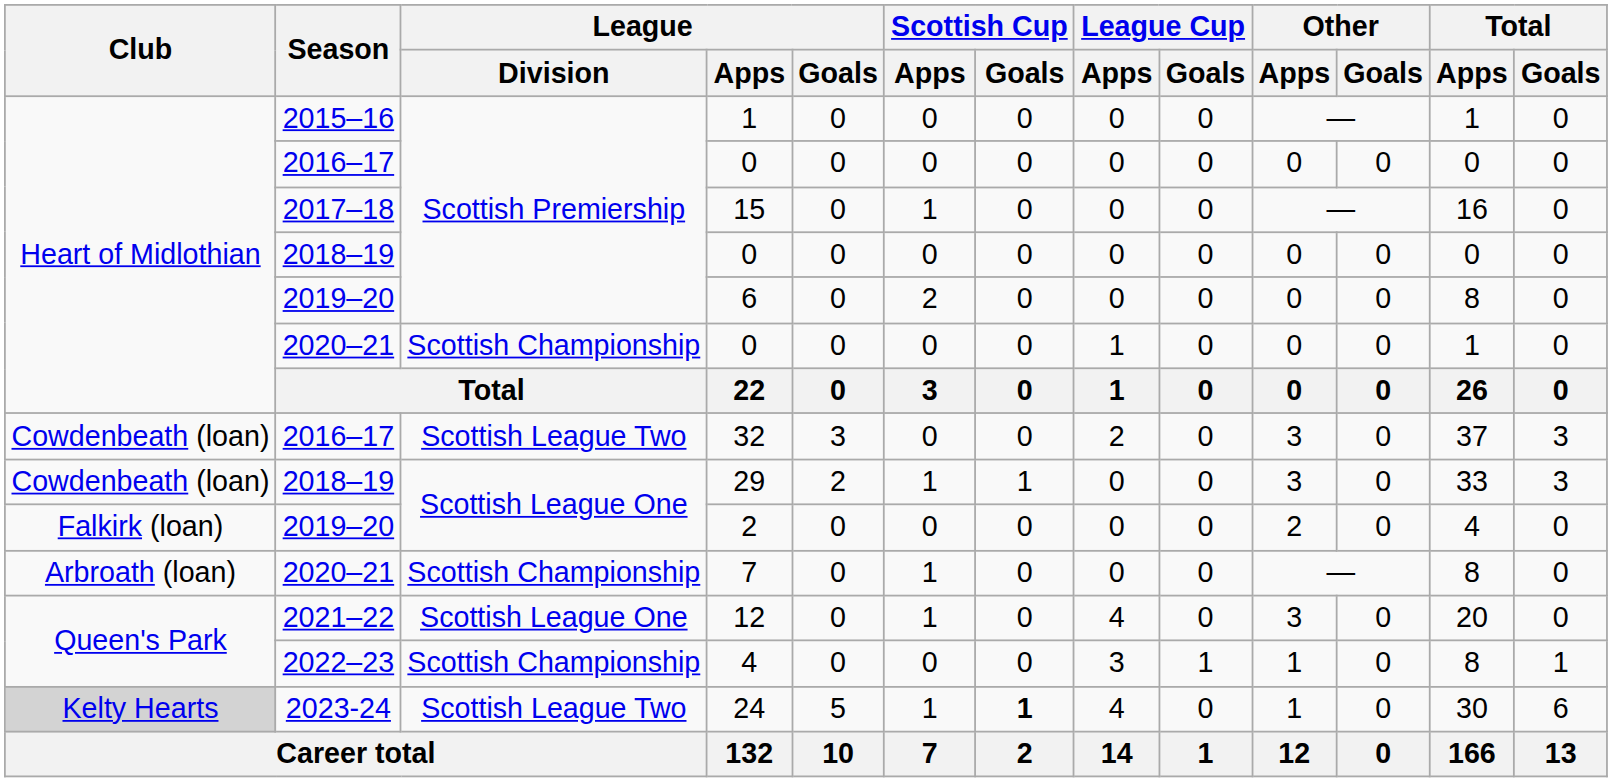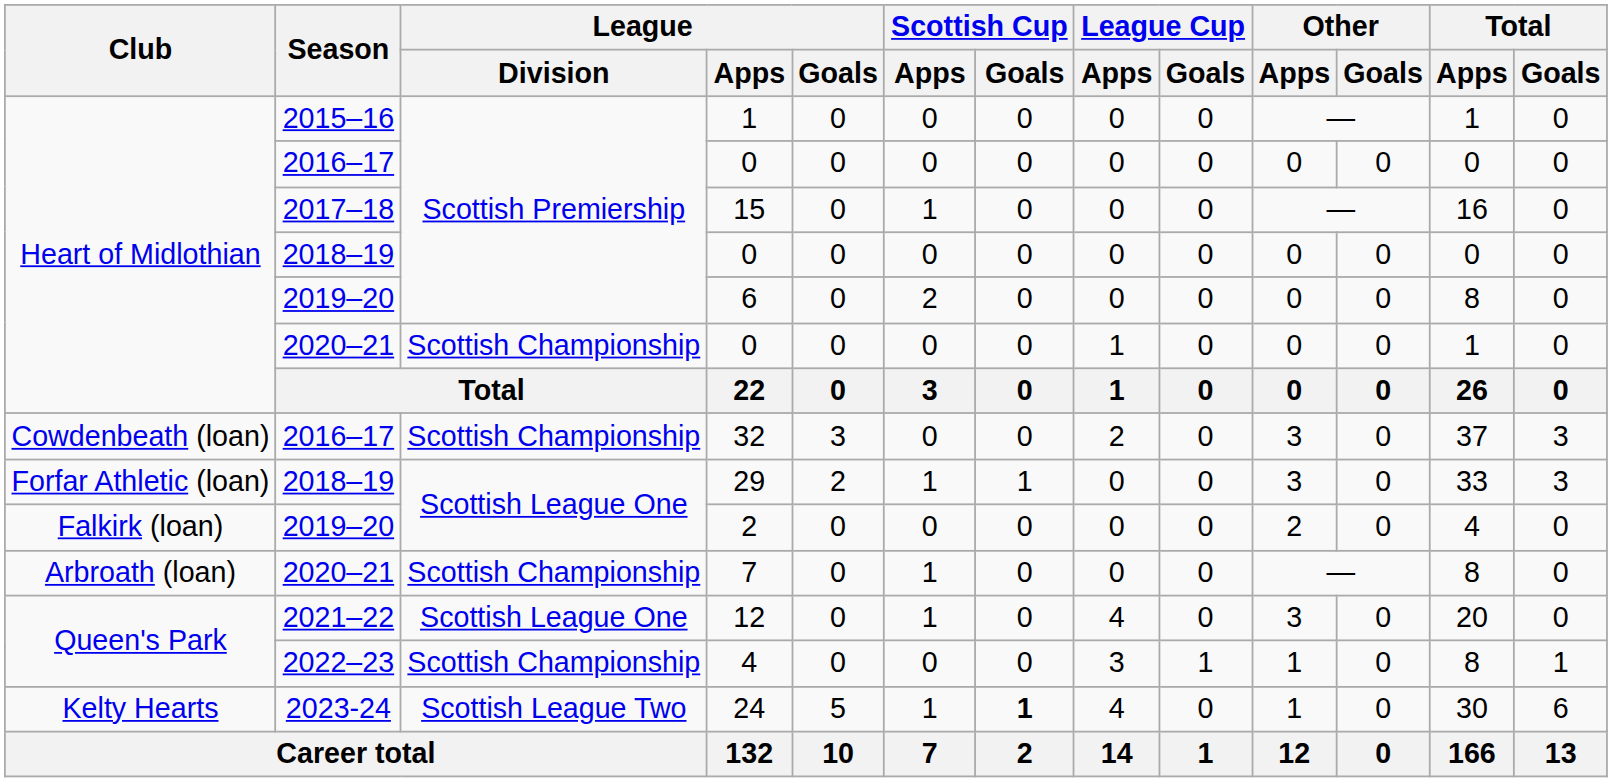(554, 436) Scottish League Two -> (554, 436) Scottish Championship
(140, 481) Cowdenbeath (loan) -> (140, 481) Forfar Athletic (loan)
(140, 708) lightgrey background -> (140, 708) no background
